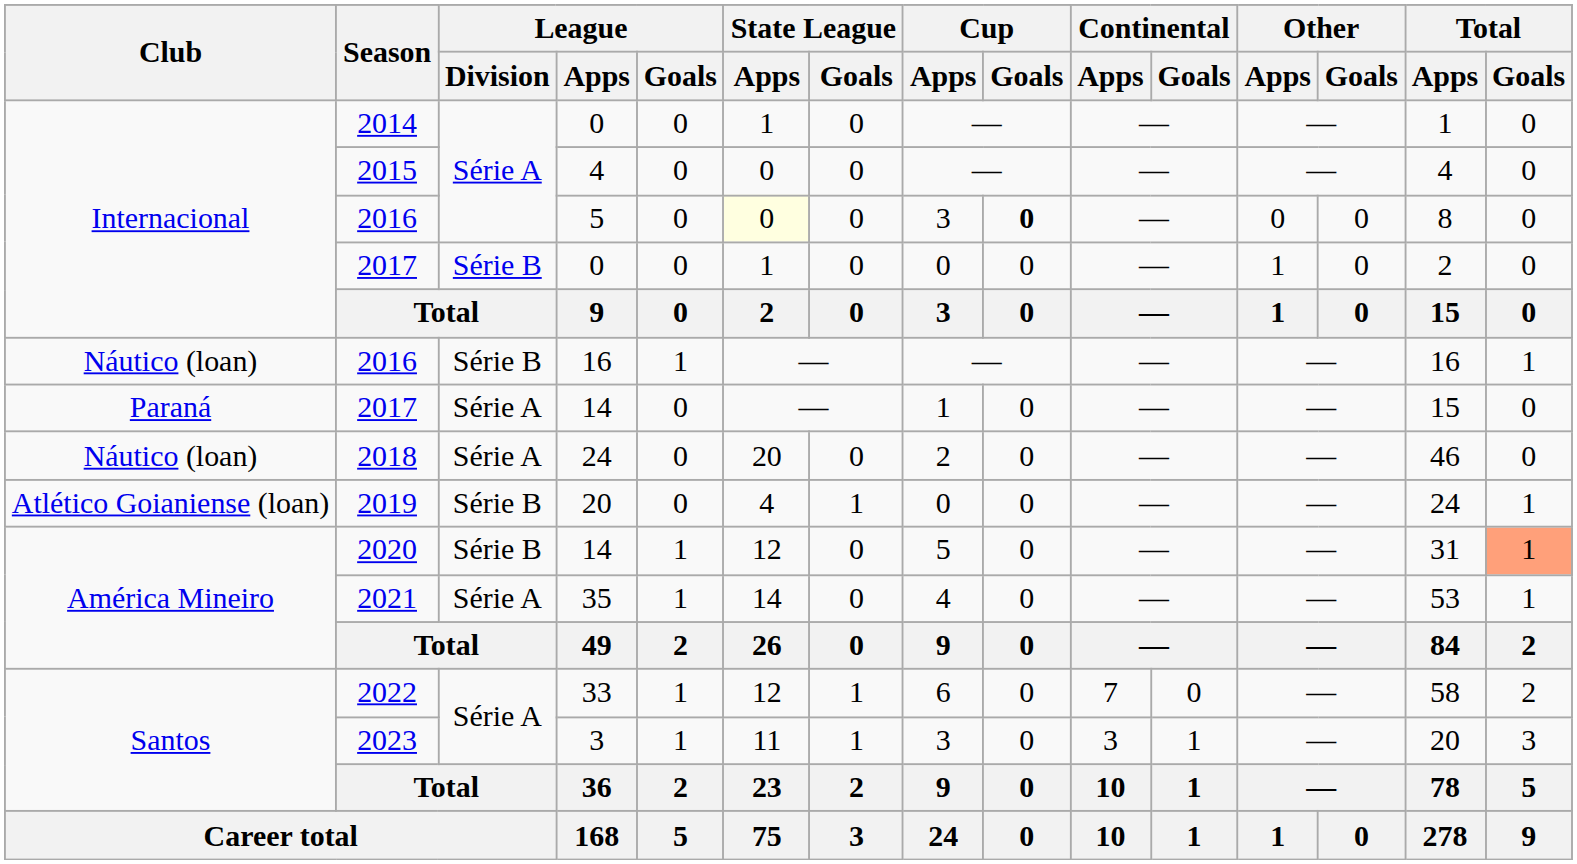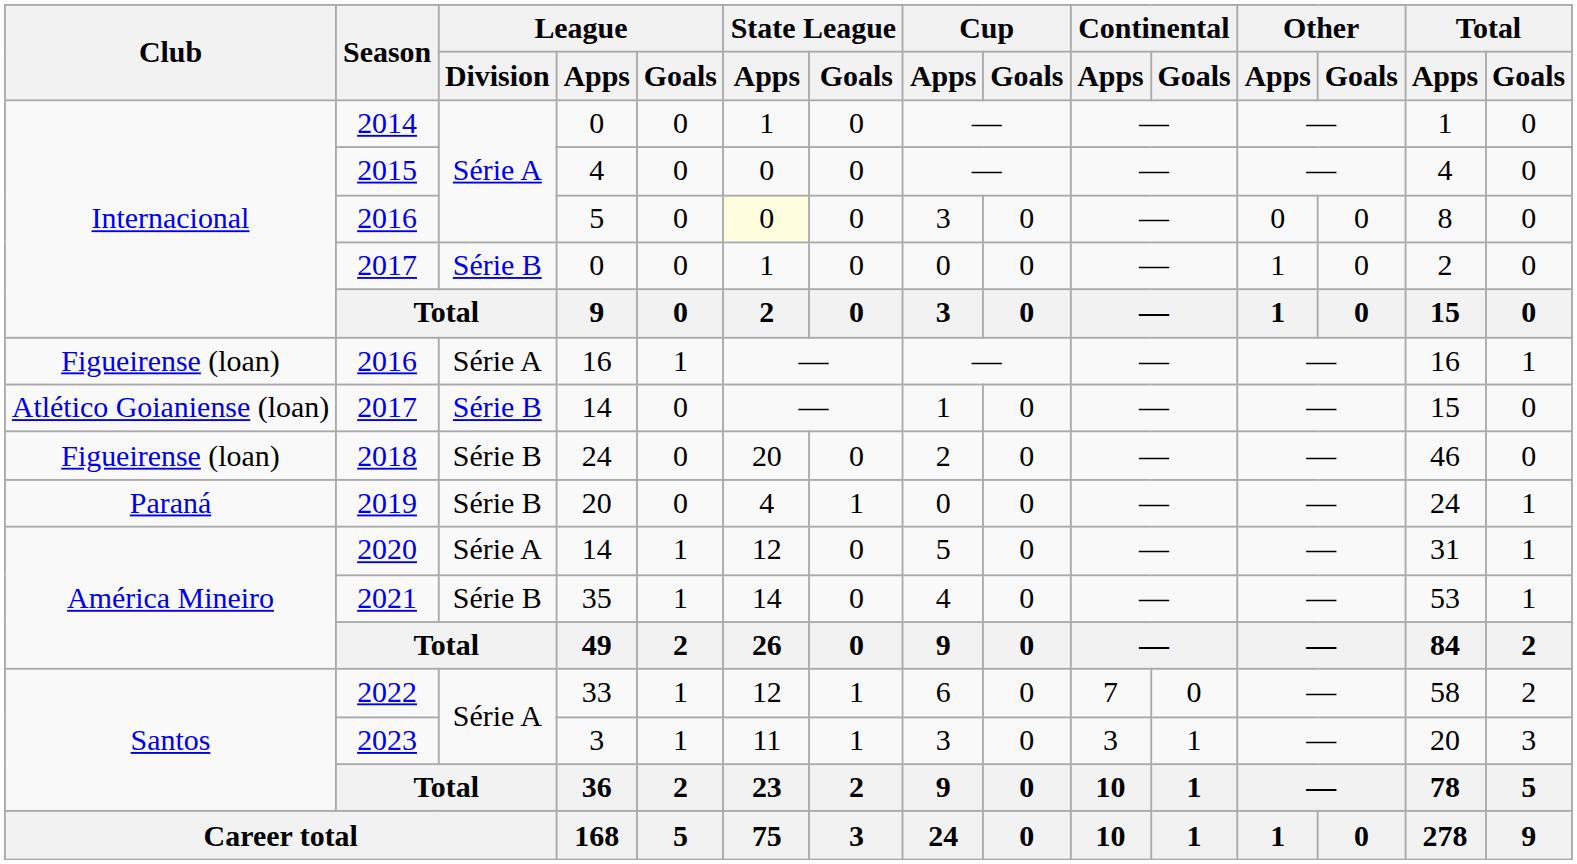(1027, 218) bold -> (1027, 218) normal
(171, 360) Náutico (loan) -> (171, 360) Figueirense (loan)
(497, 360) Série B -> (497, 360) Série A
(171, 407) Paraná -> (171, 407) Atlético Goianiense (loan)
(497, 407) Série A -> (497, 407) Série B
(171, 455) Náutico (loan) -> (171, 455) Figueirense (loan)
(497, 455) Série A -> (497, 455) Série B
(171, 502) Atlético Goianiense (loan) -> (171, 502) Paraná
(497, 550) Série B -> (497, 550) Série A
(1529, 550) lightsalmon background -> (1529, 550) no background
(497, 597) Série A -> (497, 597) Série B
